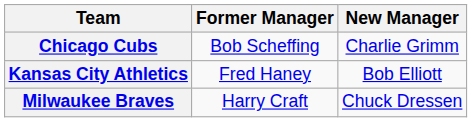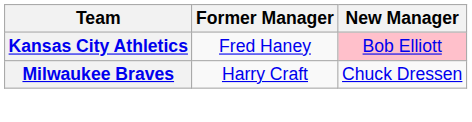- row: (98, 46)
(402, 74) no background -> (402, 46) pink background
